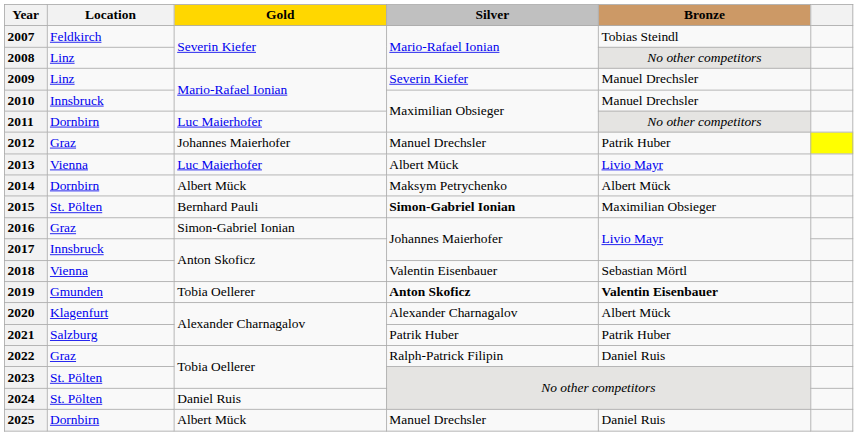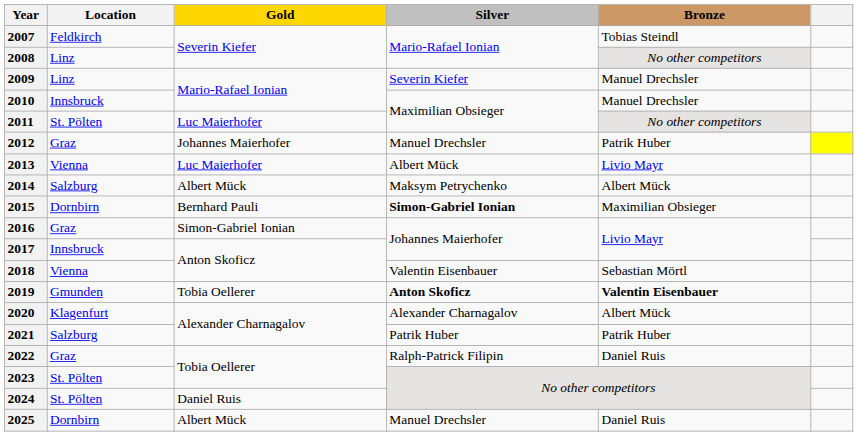(75, 121) Dornbirn -> (76, 121) St. Pölten
(75, 185) Dornbirn -> (74, 185) Salzburg
(76, 206) St. Pölten -> (75, 206) Dornbirn
